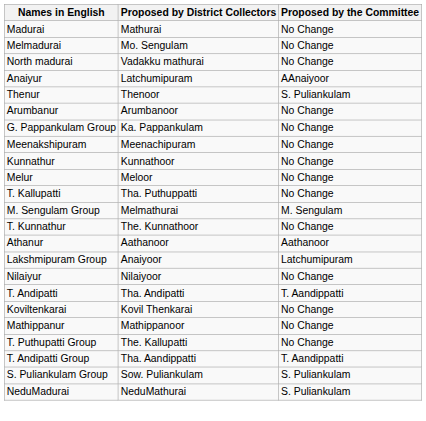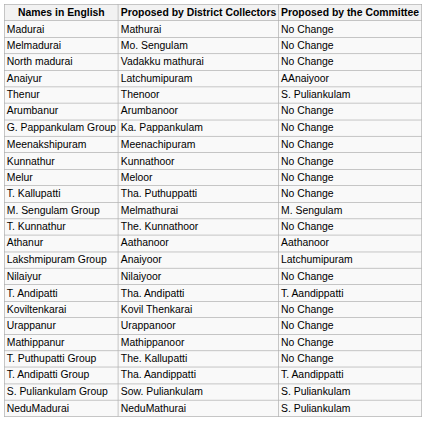+ row: (31, 326)
